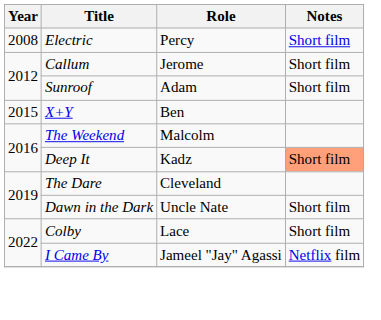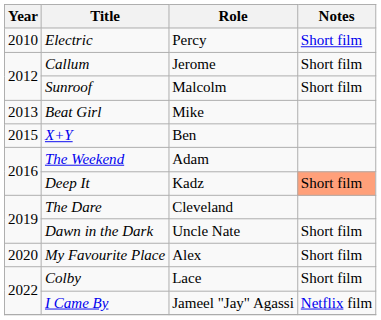(23, 40) 2008 -> (23, 40) 2010
(178, 87) Adam -> (199, 87) Malcolm
+ row: (73, 111)
(187, 135) Malcolm -> (191, 159) Adam
+ row: (105, 254)
